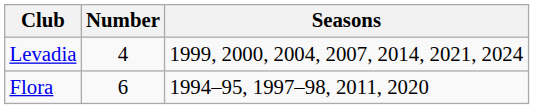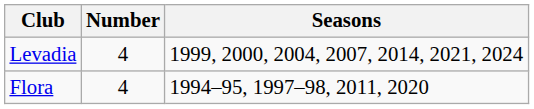(123, 86) 6 -> (123, 86) 4
